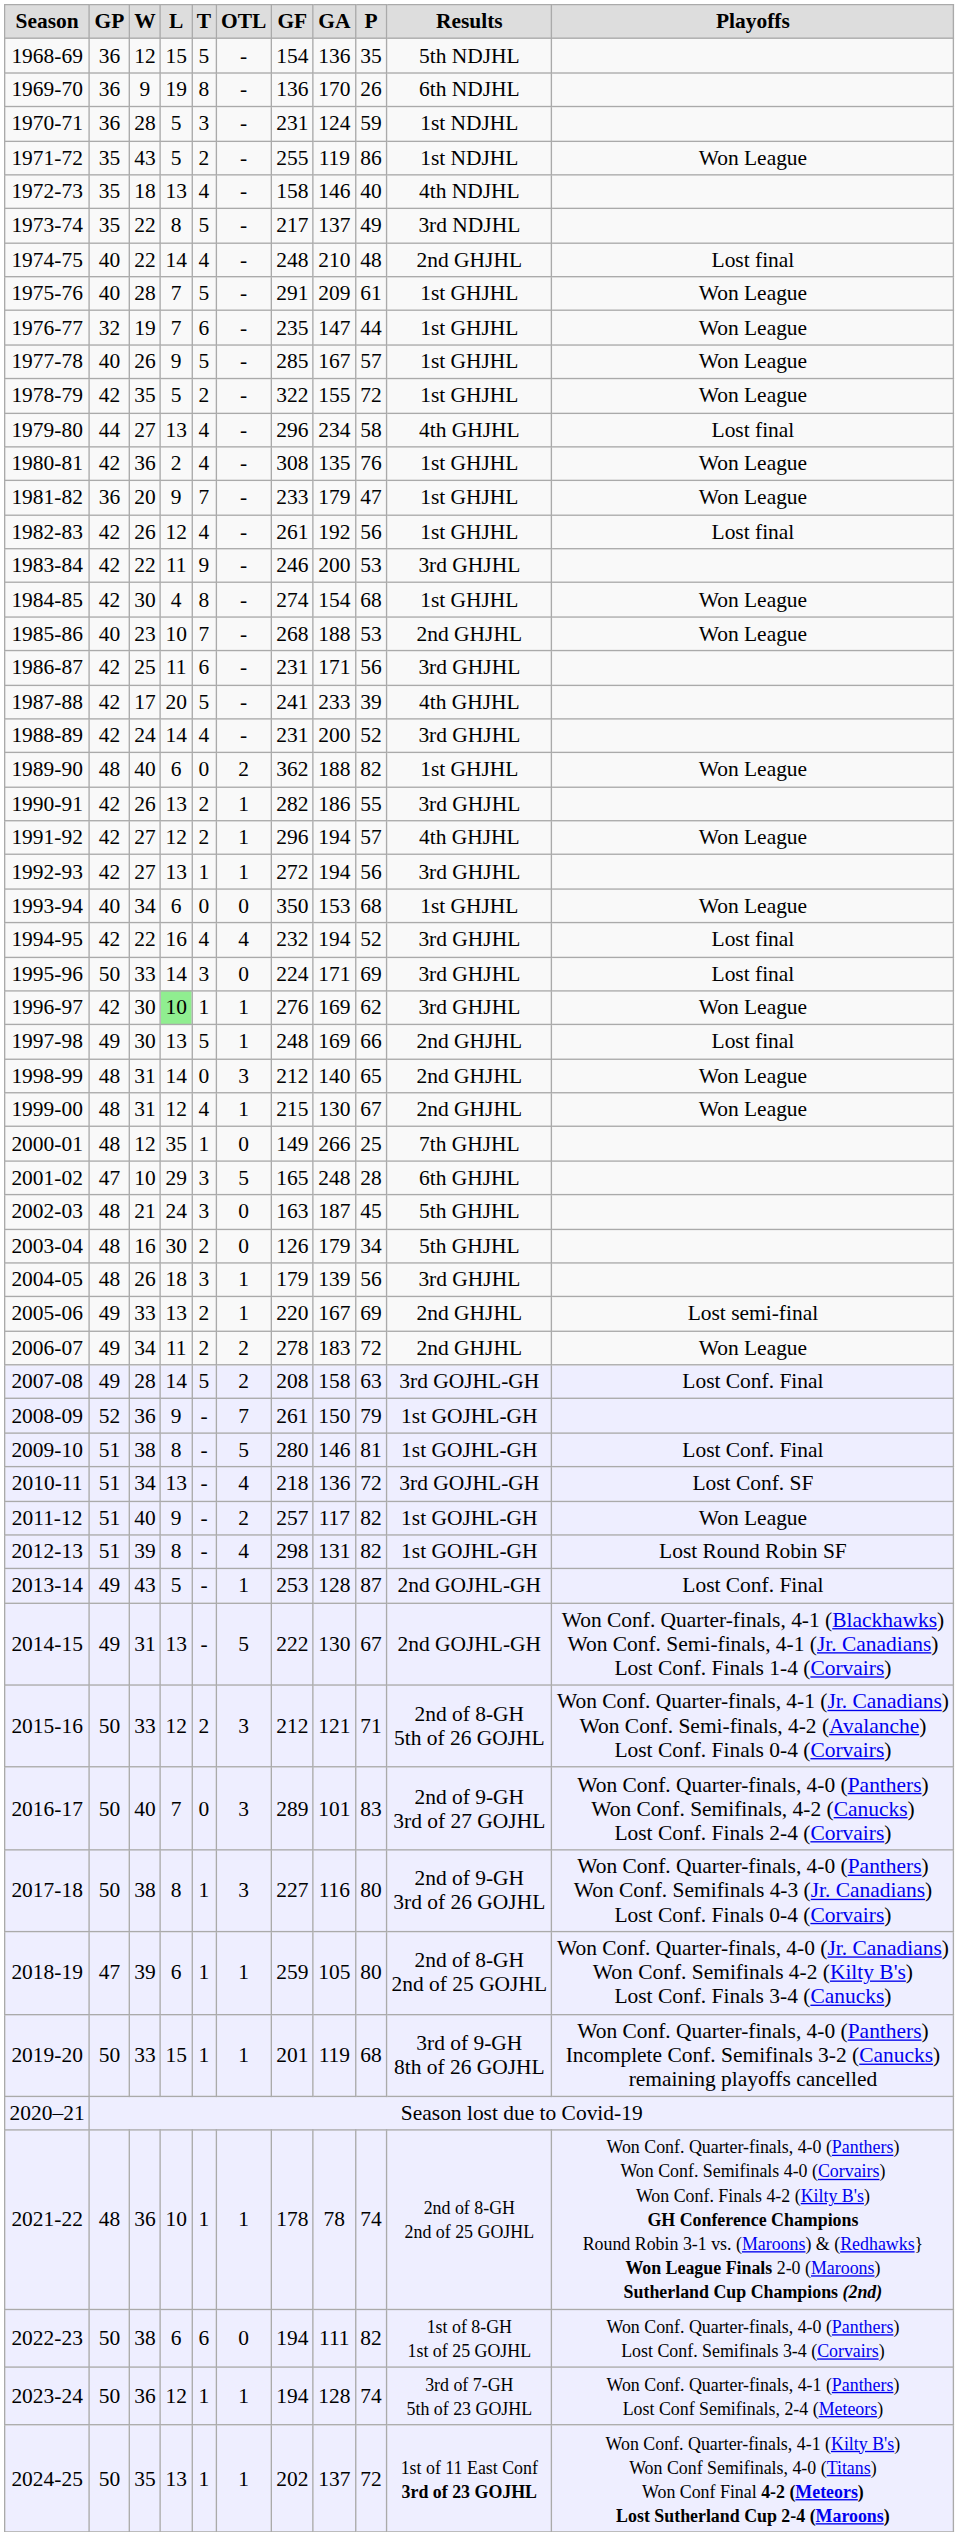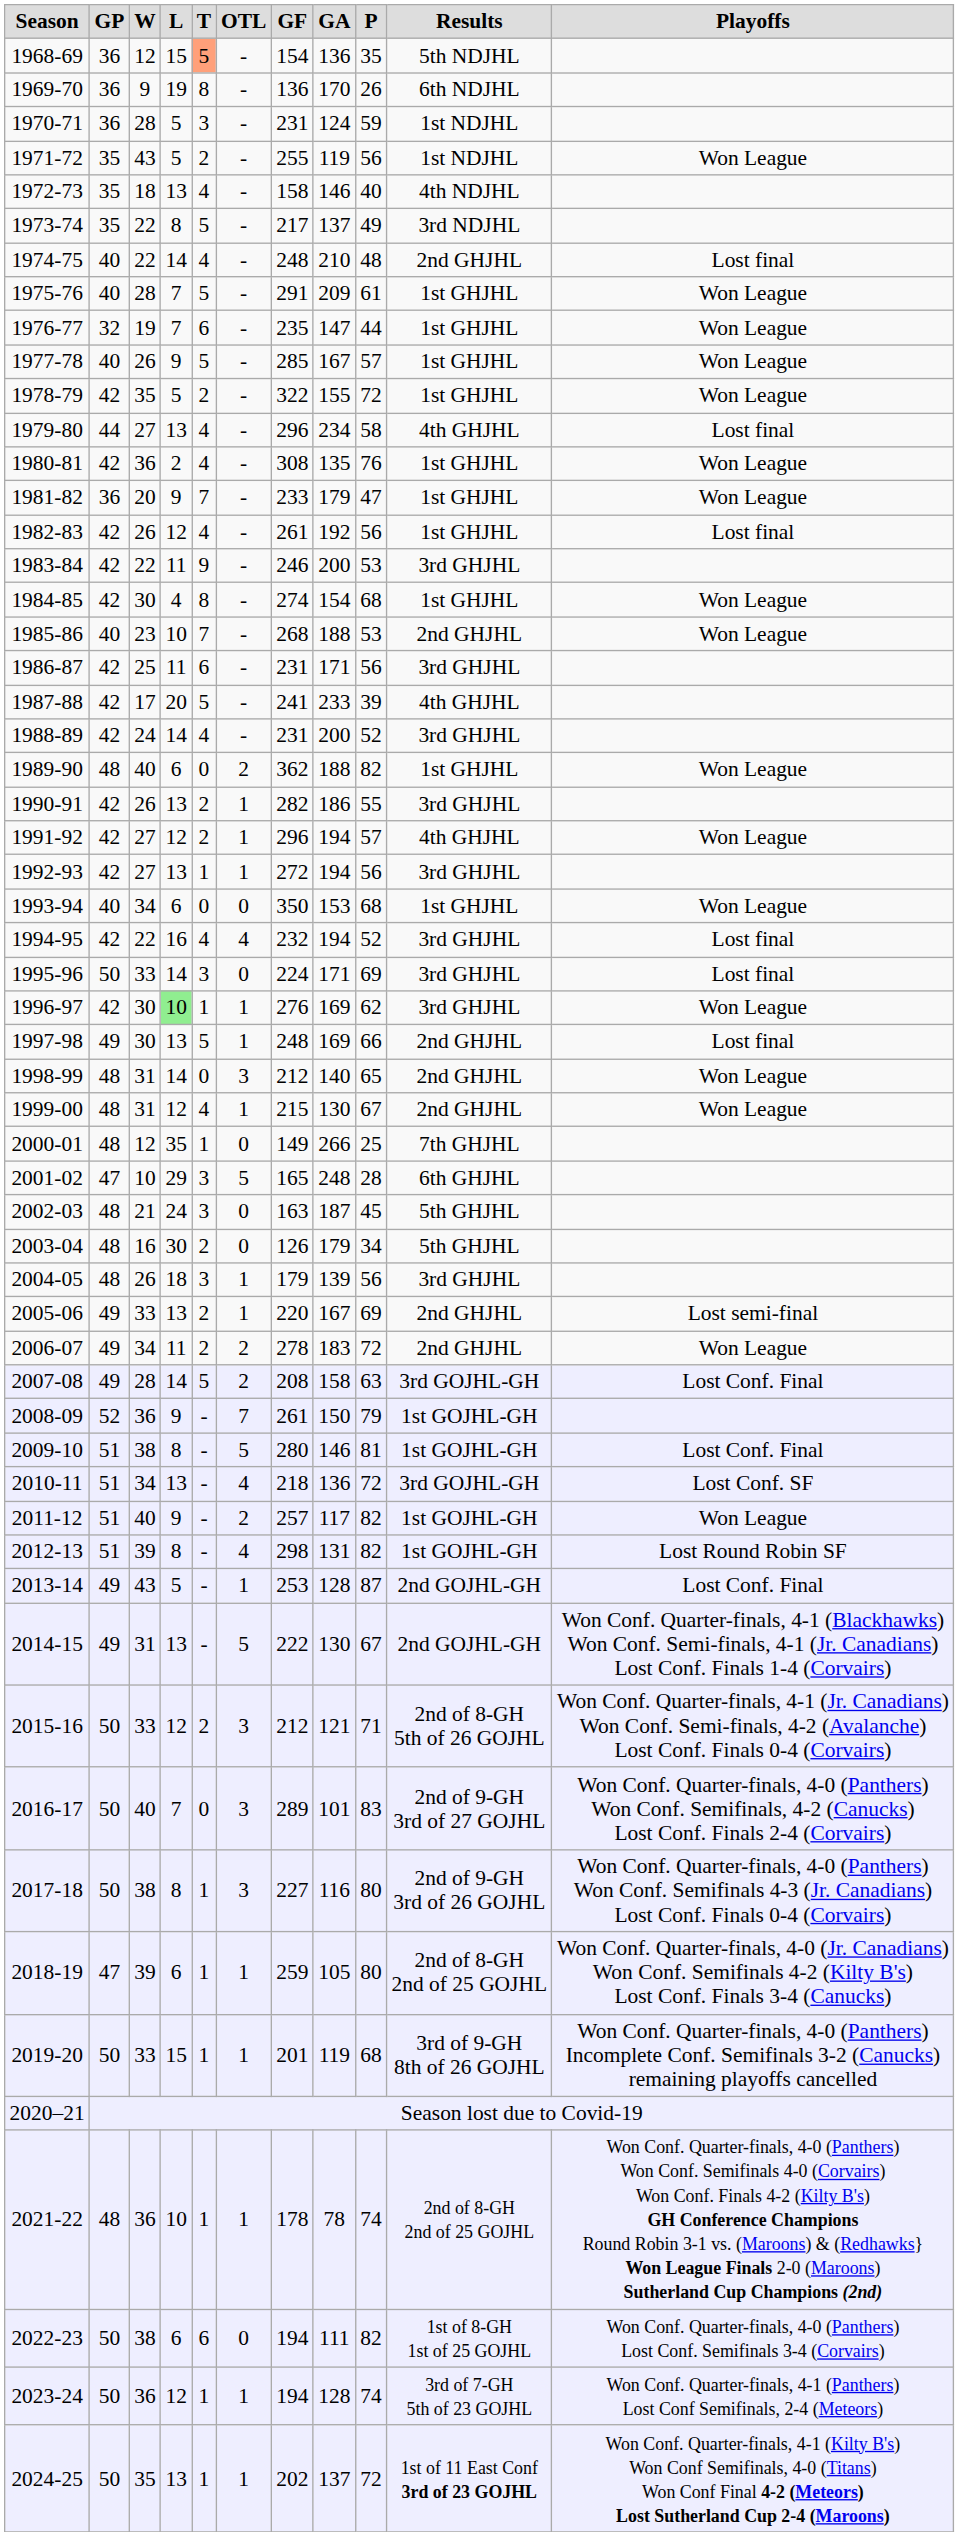(204, 55) no background -> (204, 55) lightsalmon background
(371, 157) 86 -> (371, 157) 56
